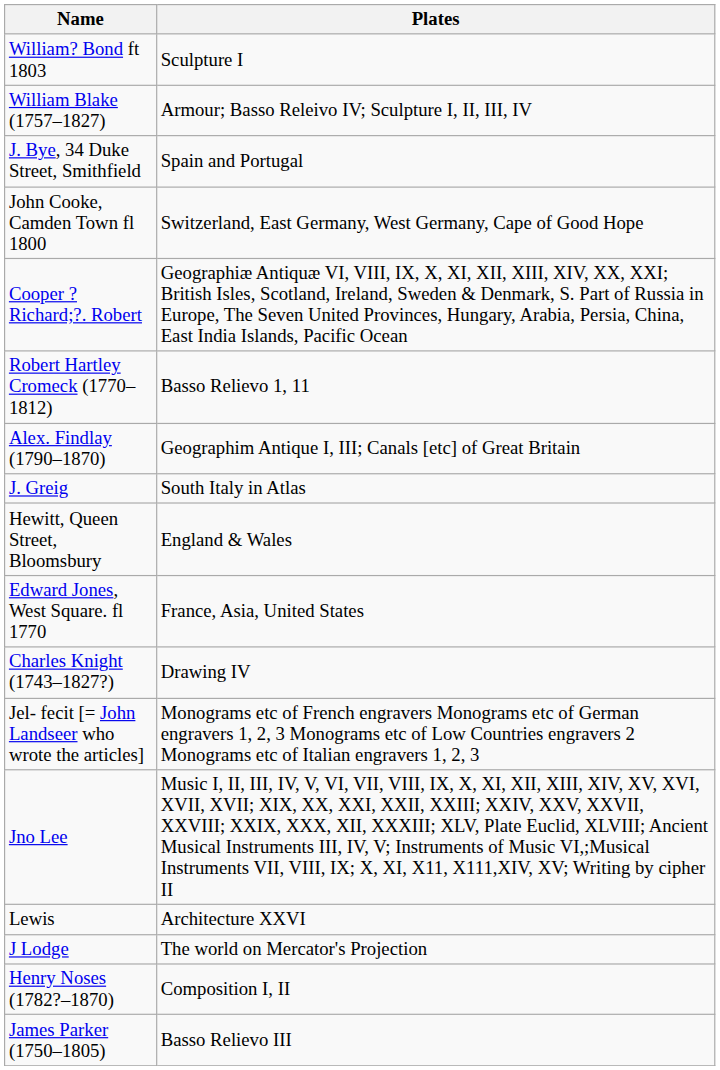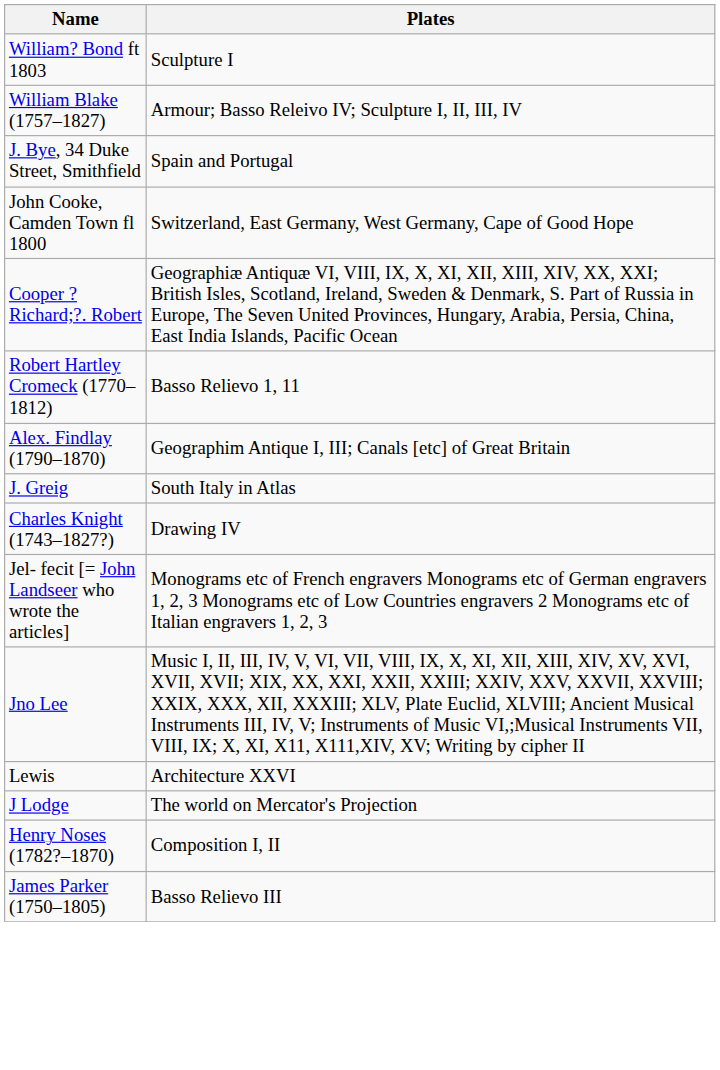- row: (63, 539)
- row: (66, 611)
